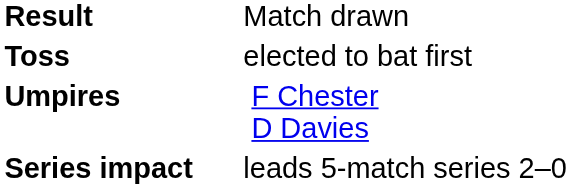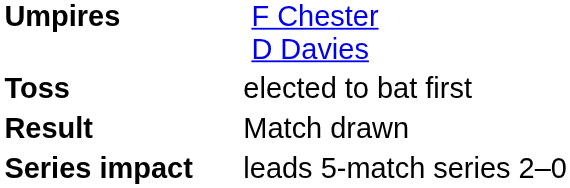rows swapped: (62, 96) <-> (49, 16)
